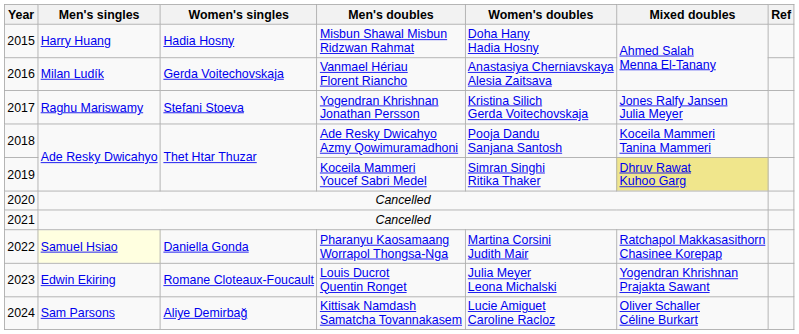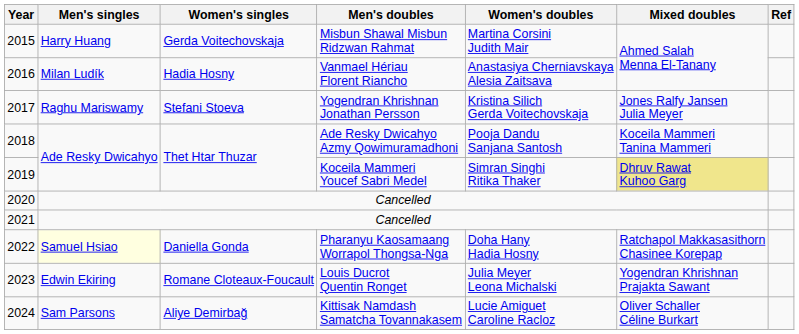(199, 41) Hadia Hosny -> (224, 41) Gerda Voitechovskaja
(503, 41) Doha Hany Hadia Hosny -> (509, 41) Martina Corsini Judith Mair
(224, 74) Gerda Voitechovskaja -> (199, 74) Hadia Hosny
(509, 247) Martina Corsini Judith Mair -> (503, 247) Doha Hany Hadia Hosny
